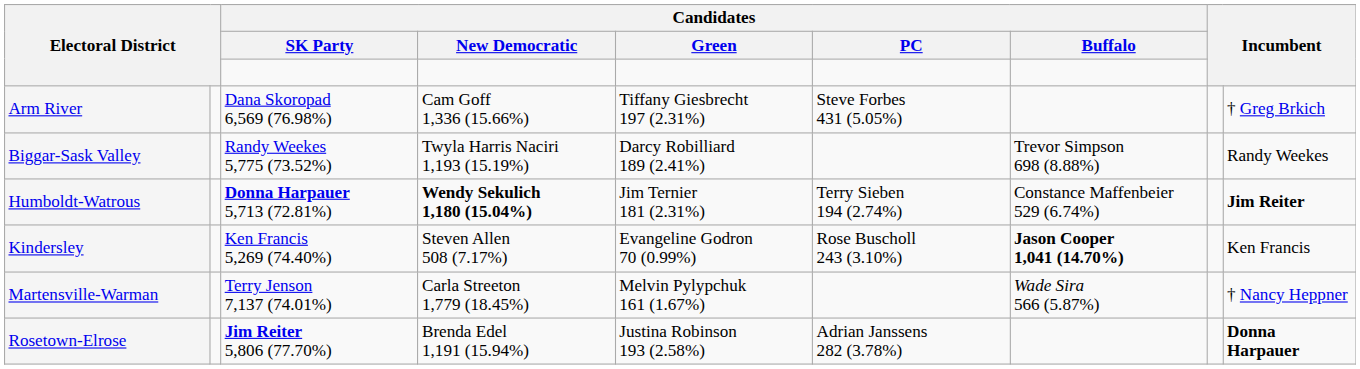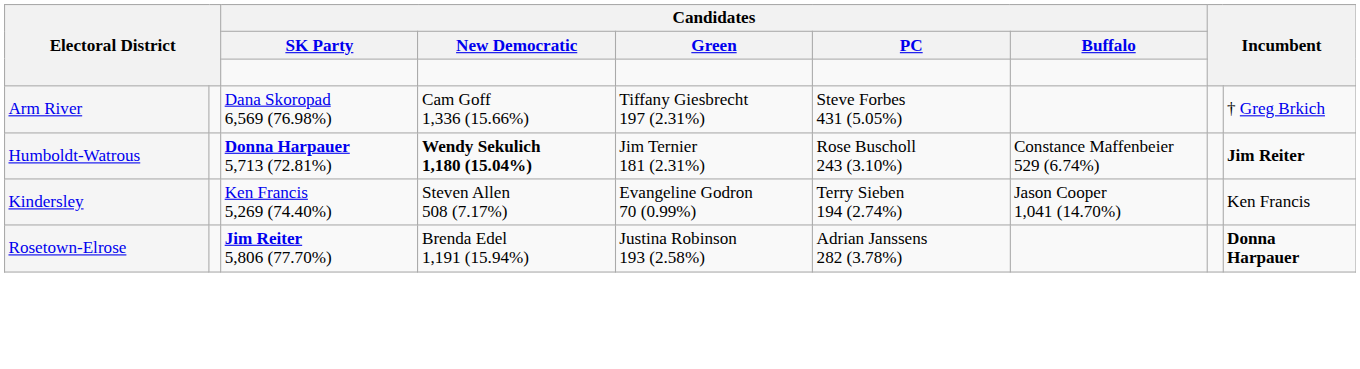- row: (74, 155)
(860, 201) Terry Sieben 194 (2.74%) -> (866, 155) Rose Buscholl 243 (3.10%)
(866, 248) Rose Buscholl 243 (3.10%) -> (860, 201) Terry Sieben 194 (2.74%)
(1069, 248) bold -> (1067, 201) normal
- row: (83, 294)
